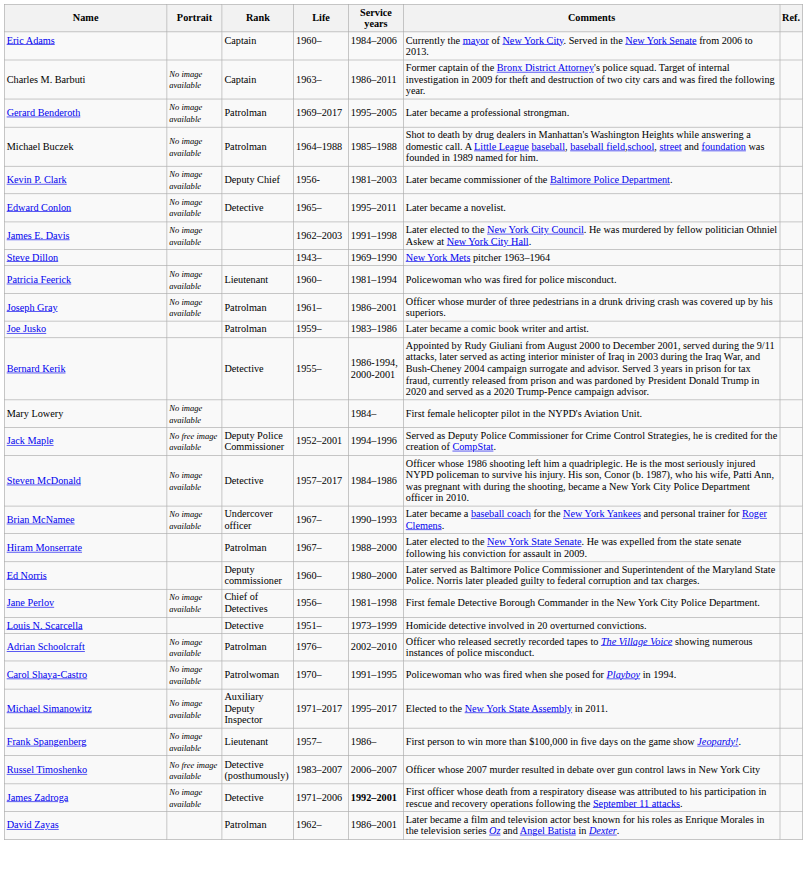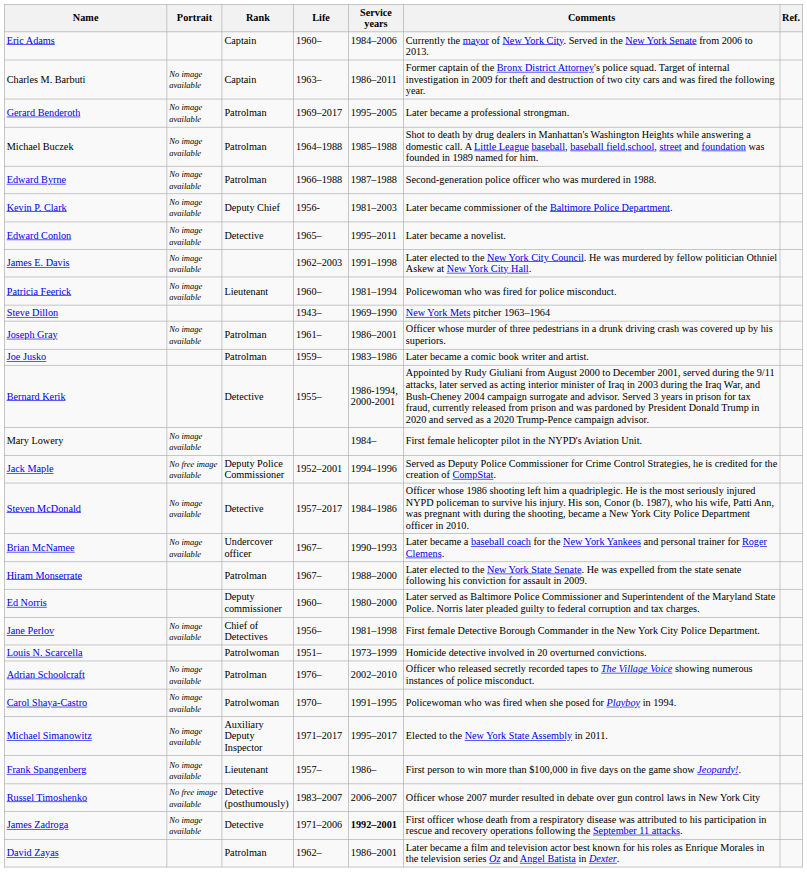+ row: (36, 180)
rows swapped: (32, 257) <-> (39, 279)
(244, 625) Detective -> (252, 653) Patrolwoman
